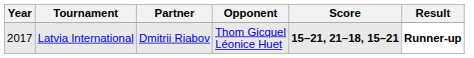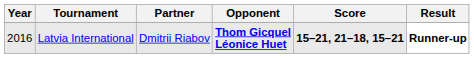(20, 38) 2017 -> (20, 38) 2016
(251, 38) normal -> (253, 38) bold
